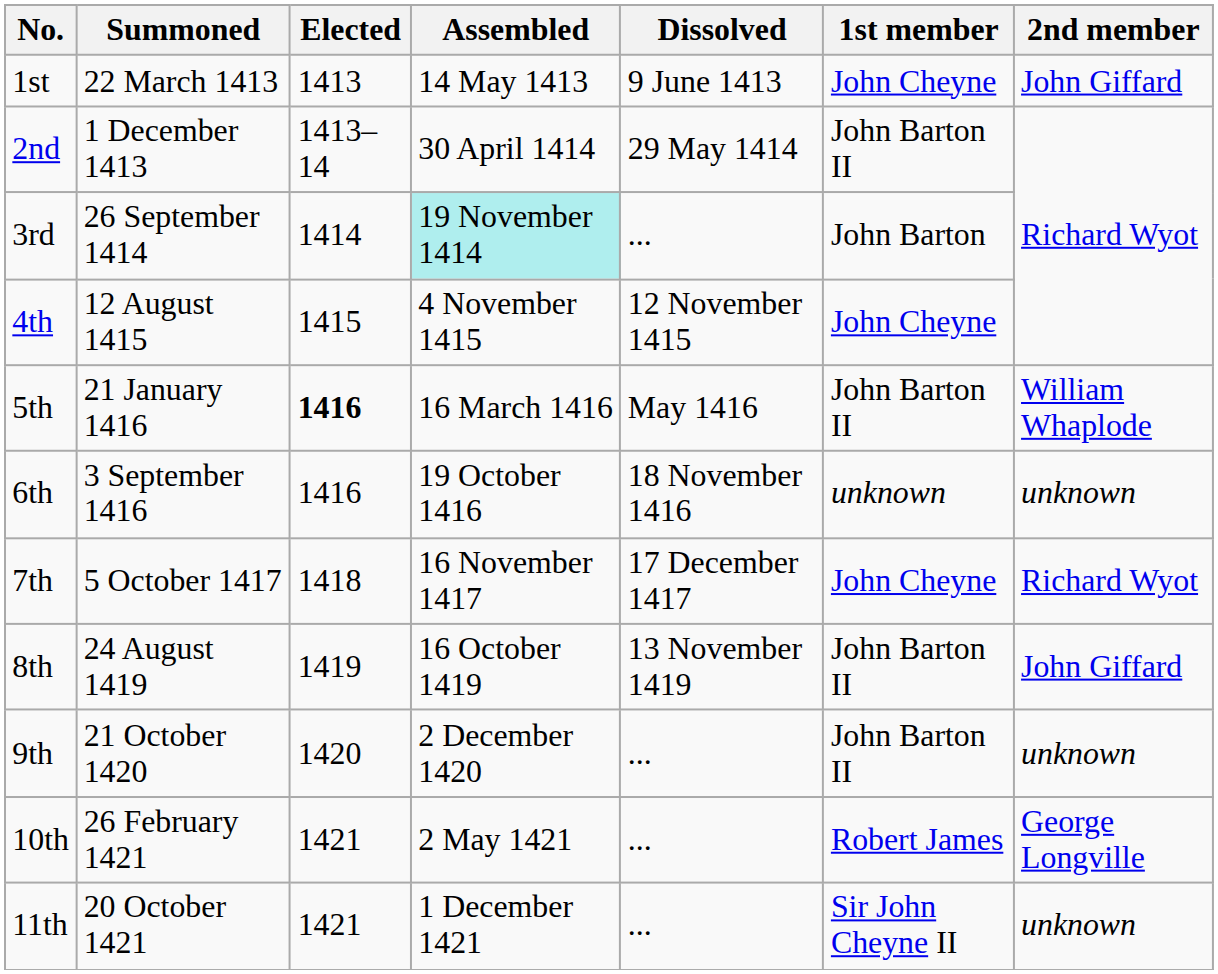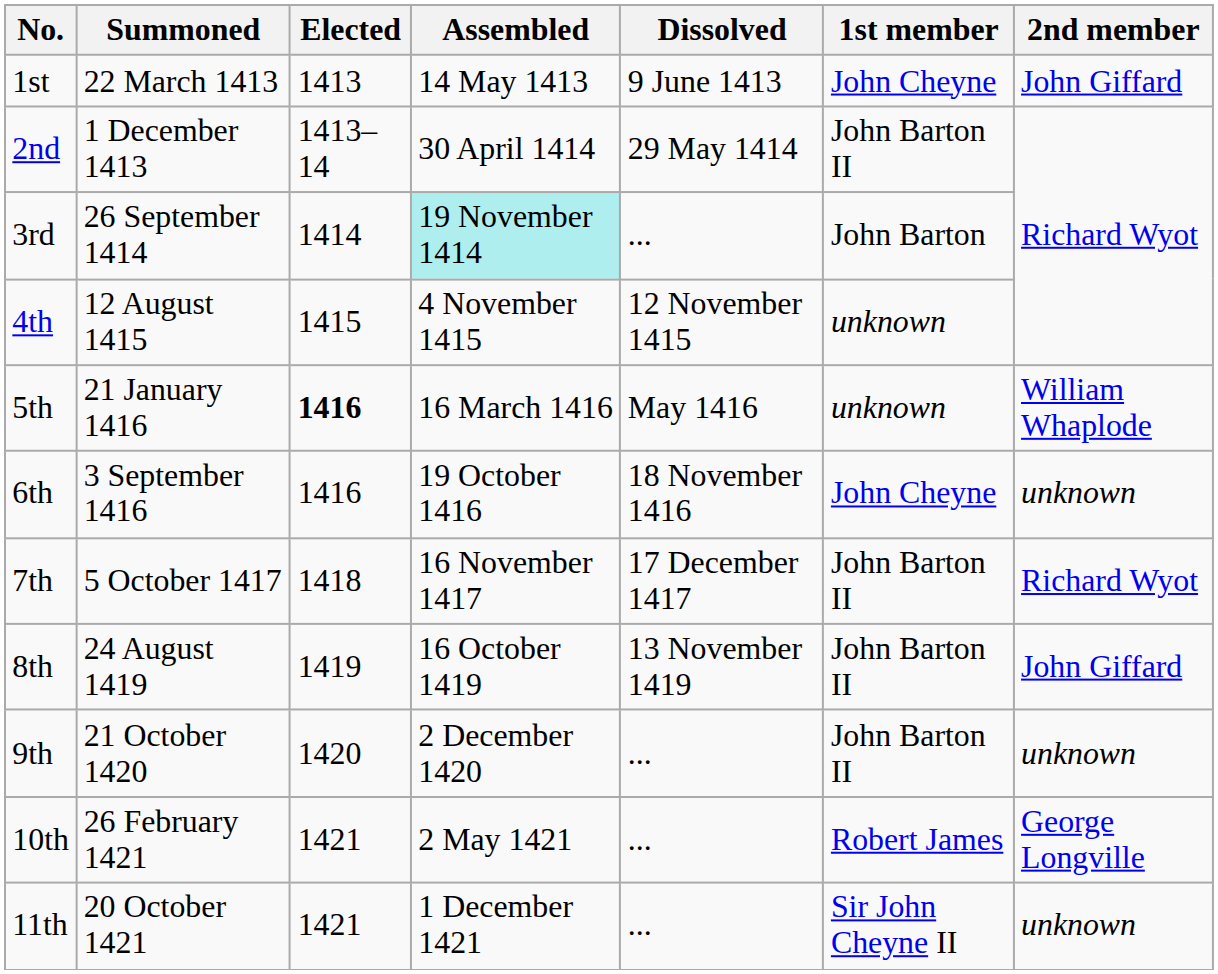(914, 321) John Cheyne -> (888, 321) unknown
(908, 407) John Barton II -> (888, 407) unknown
(888, 493) unknown -> (914, 493) John Cheyne
(914, 580) John Cheyne -> (908, 580) John Barton II
